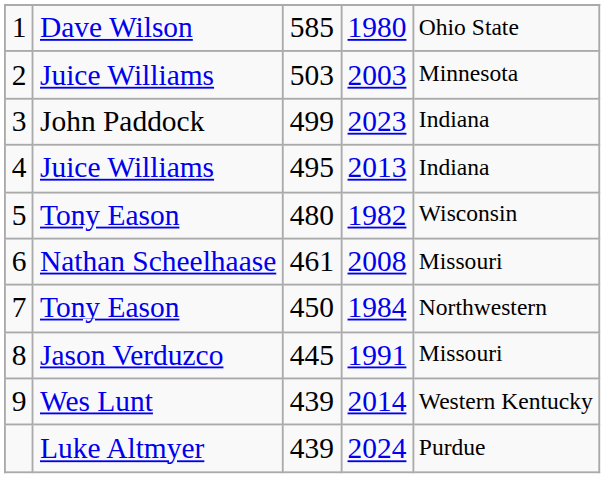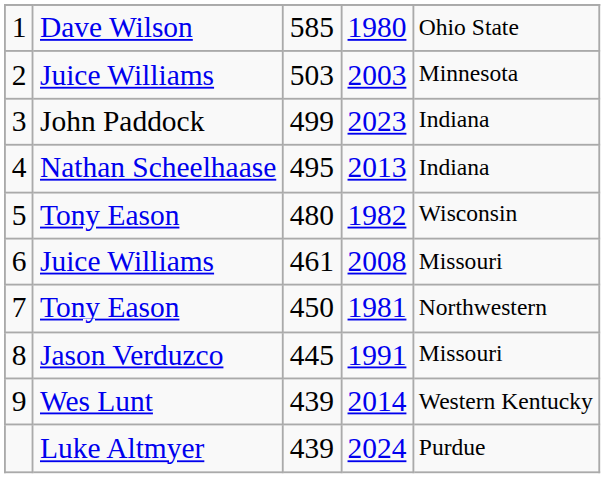(127, 167) Juice Williams -> (158, 167) Nathan Scheelhaase
(158, 261) Nathan Scheelhaase -> (127, 261) Juice Williams
(377, 307) 1984 -> (377, 307) 1981
